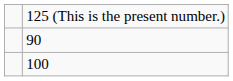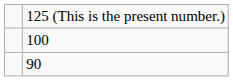rows swapped: (37, 64) <-> (34, 40)
